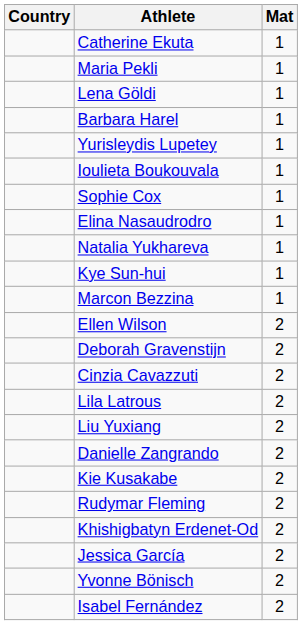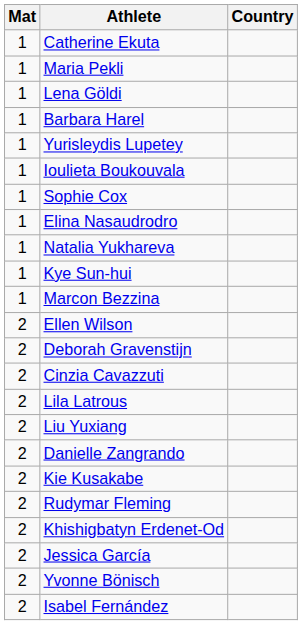columns swapped: (280, 17) <-> (39, 17)
